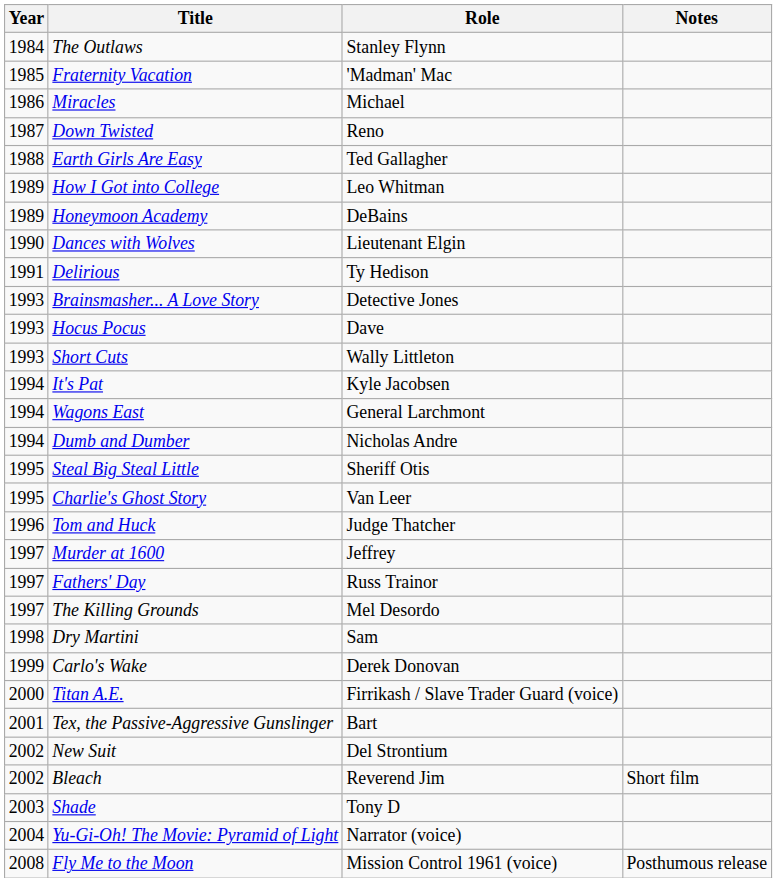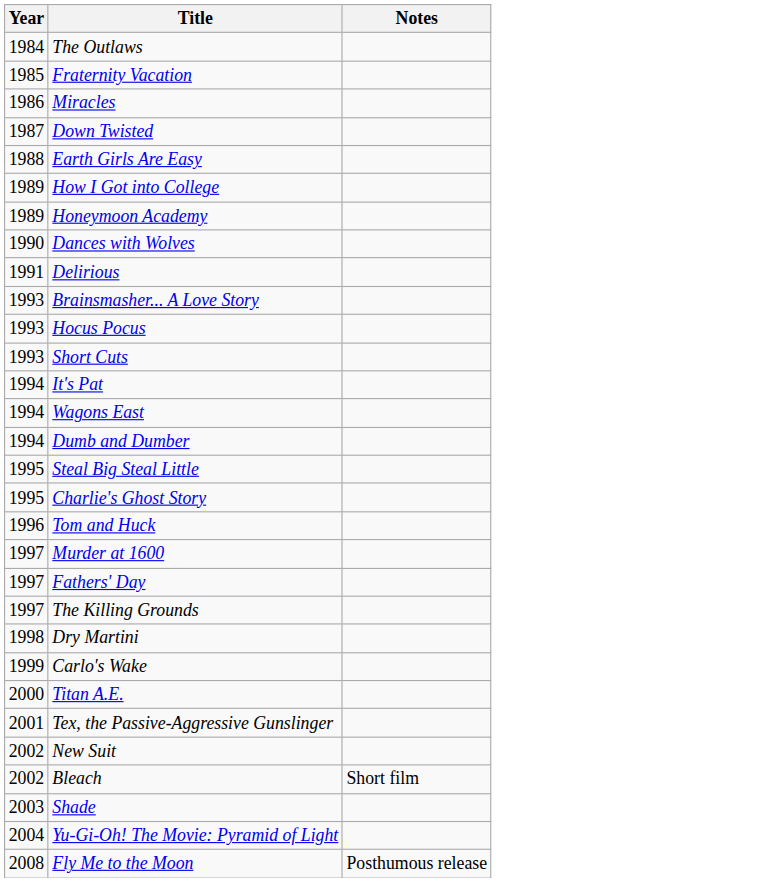- column: (482, 18)
